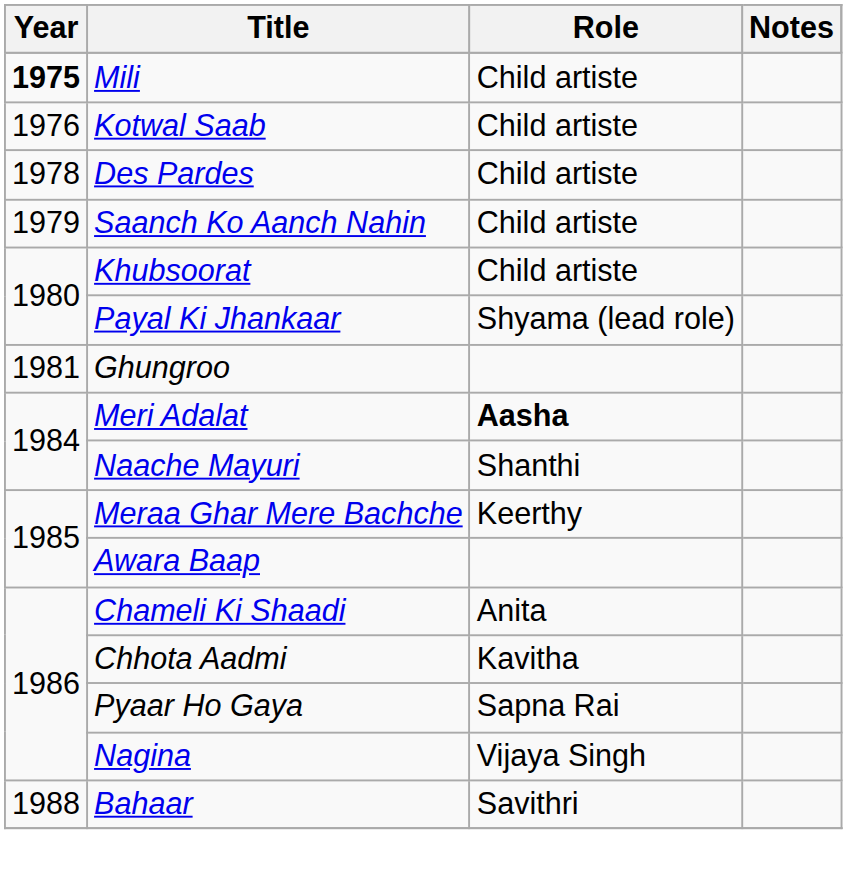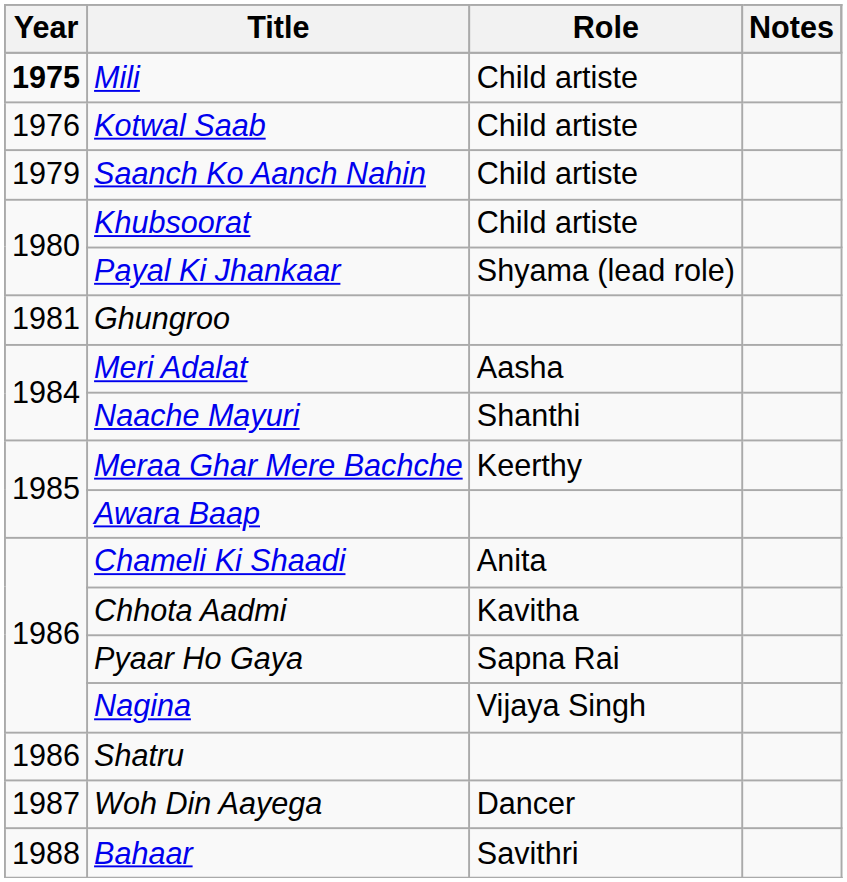- row: (174, 174)
(523, 416) bold -> (520, 367) normal
+ row: (139, 755)
+ row: (208, 804)
